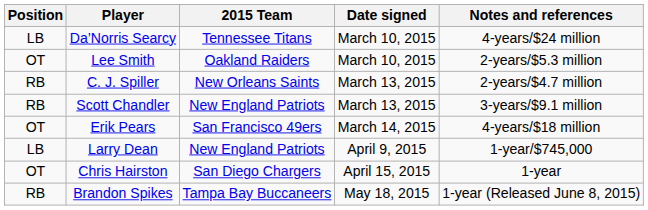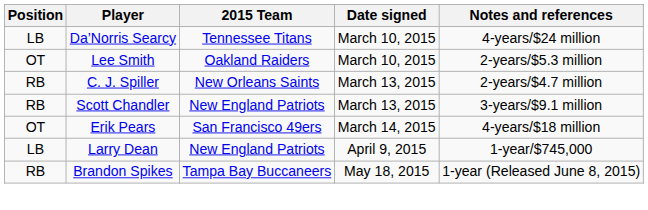- row: (123, 171)
